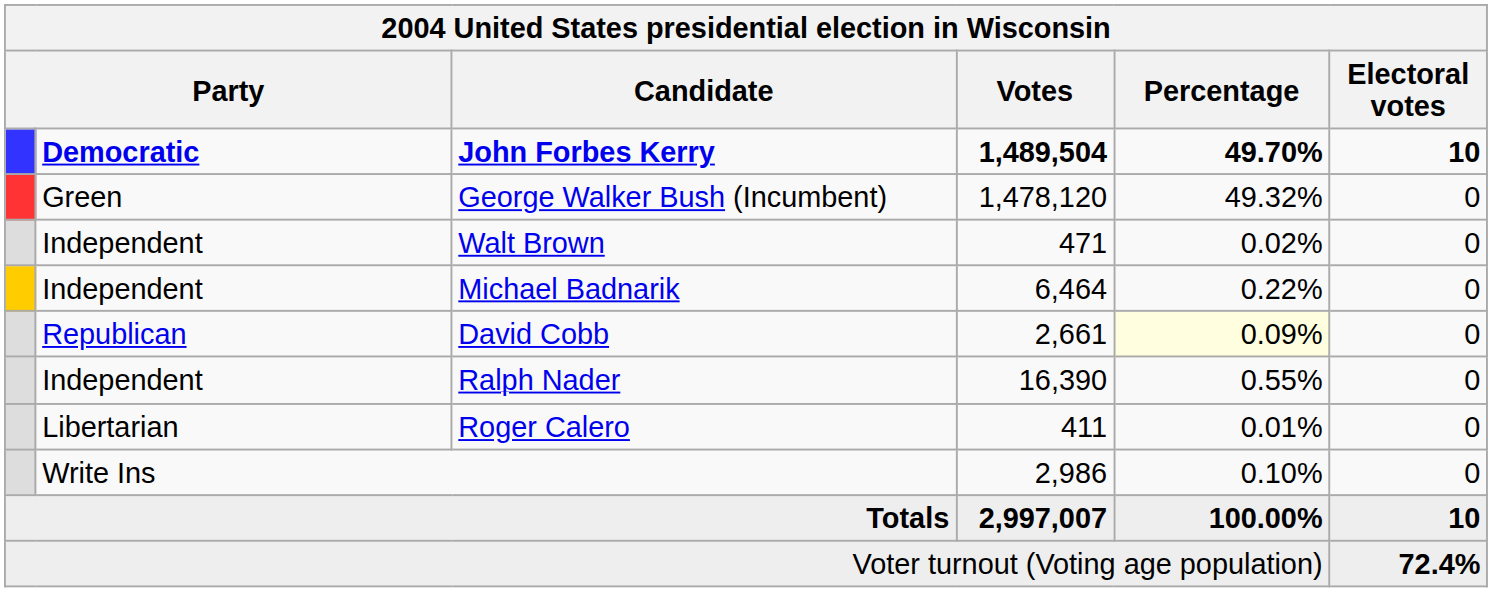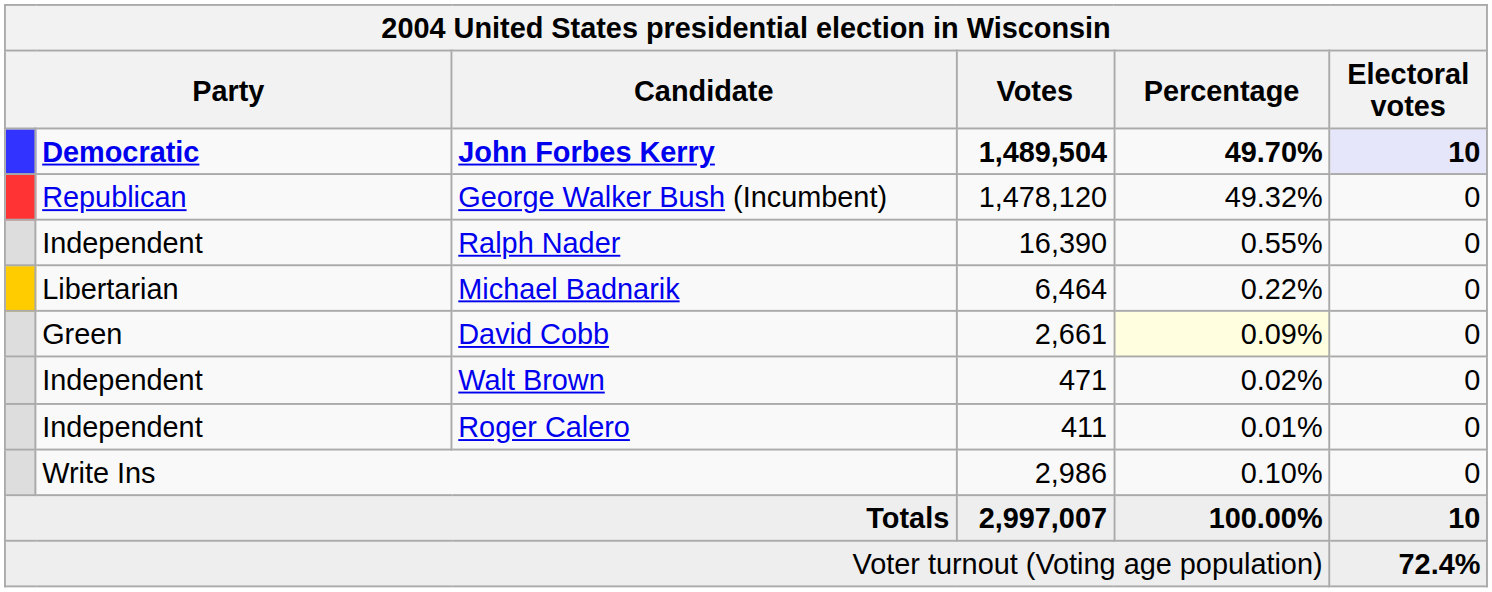(1464, 152) no background -> (1464, 152) lavender background
(82, 197) Green -> (114, 197) Republican
rows swapped: (539, 380) <-> (532, 243)
(122, 289) Independent -> (110, 289) Libertarian
(114, 335) Republican -> (82, 335) Green
(110, 426) Libertarian -> (122, 426) Independent
